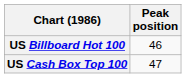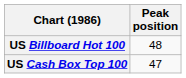(155, 45) 46 -> (155, 45) 48
